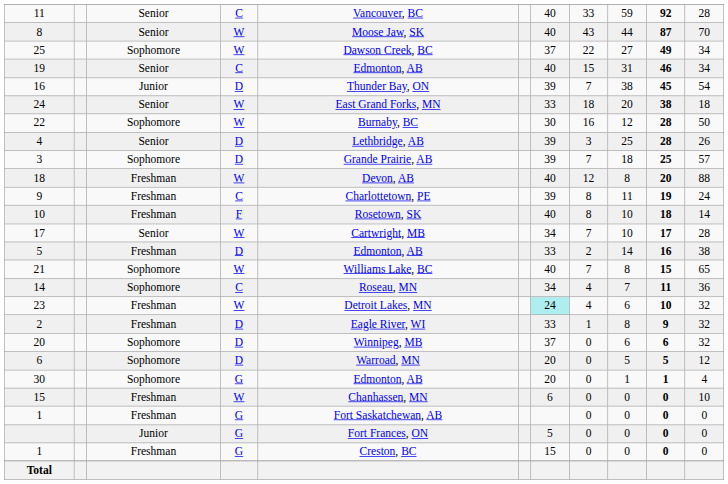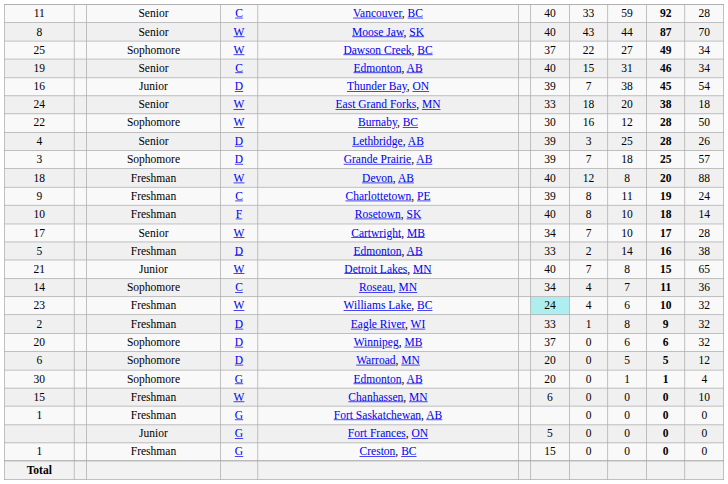(153, 269) Sophomore -> (153, 269) Junior
(388, 269) Williams Lake, BC -> (388, 269) Detroit Lakes, MN
(388, 305) Detroit Lakes, MN -> (388, 305) Williams Lake, BC
